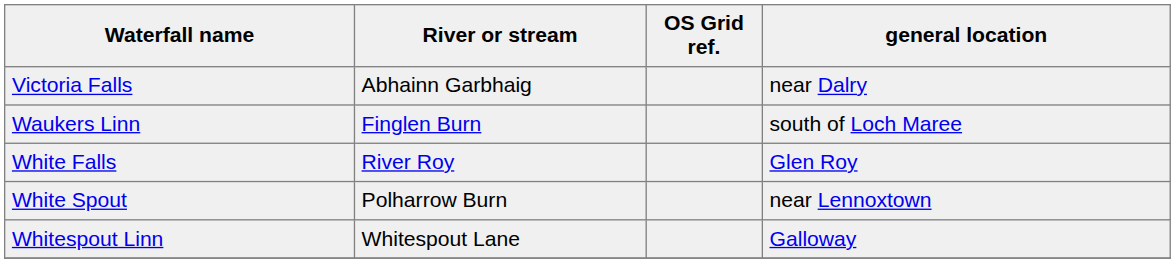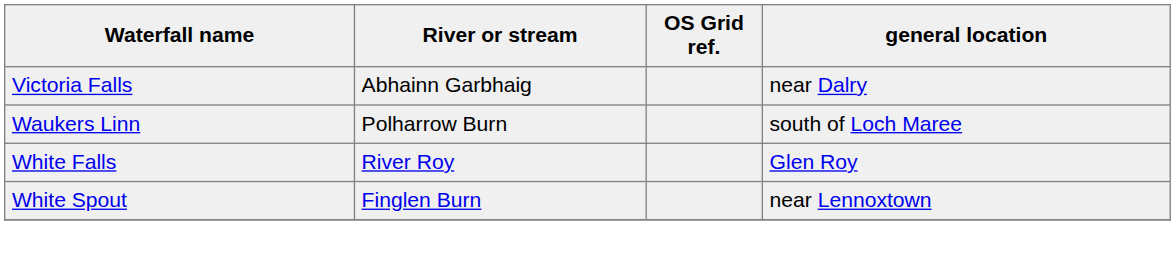(421, 123) Finglen Burn -> (434, 123) Polharrow Burn
(434, 200) Polharrow Burn -> (421, 200) Finglen Burn
- row: (88, 238)
